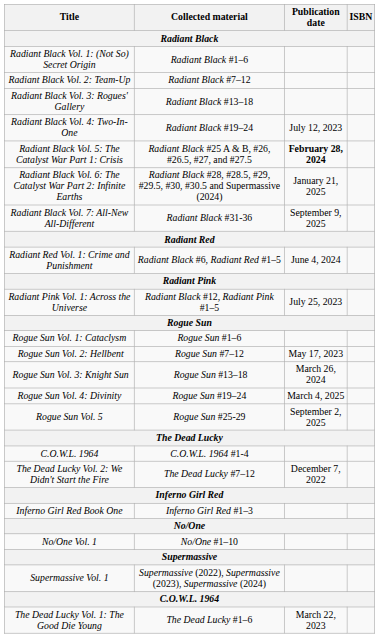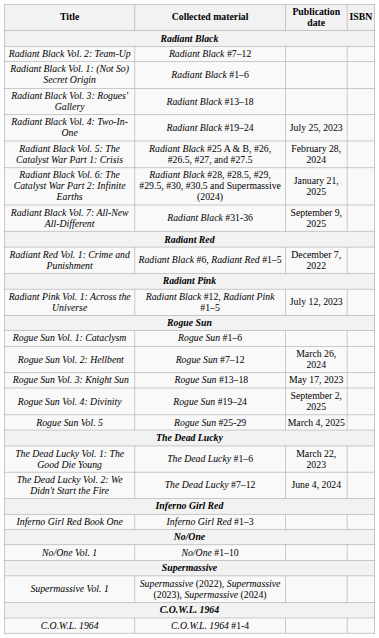rows swapped: (69, 59) <-> (69, 80)
(316, 128) July 12, 2023 -> (316, 128) July 25, 2023
(316, 154) bold -> (316, 154) normal
(316, 260) June 4, 2024 -> (316, 260) December 7, 2022
(316, 302) July 25, 2023 -> (316, 302) July 12, 2023
(316, 354) May 17, 2023 -> (316, 359) March 26, 2024
(316, 375) March 26, 2024 -> (316, 380) May 17, 2023
(316, 396) March 4, 2025 -> (316, 401) September 2, 2025
(316, 417) September 2, 2025 -> (316, 422) March 4, 2025
rows swapped: (69, 620) <-> (69, 453)
(316, 474) December 7, 2022 -> (316, 485) June 4, 2024
